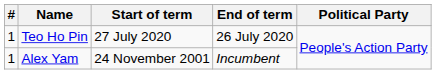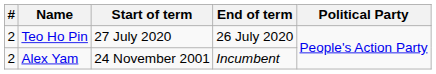(11, 36) 1 -> (11, 36) 2
(11, 58) 1 -> (11, 58) 2
